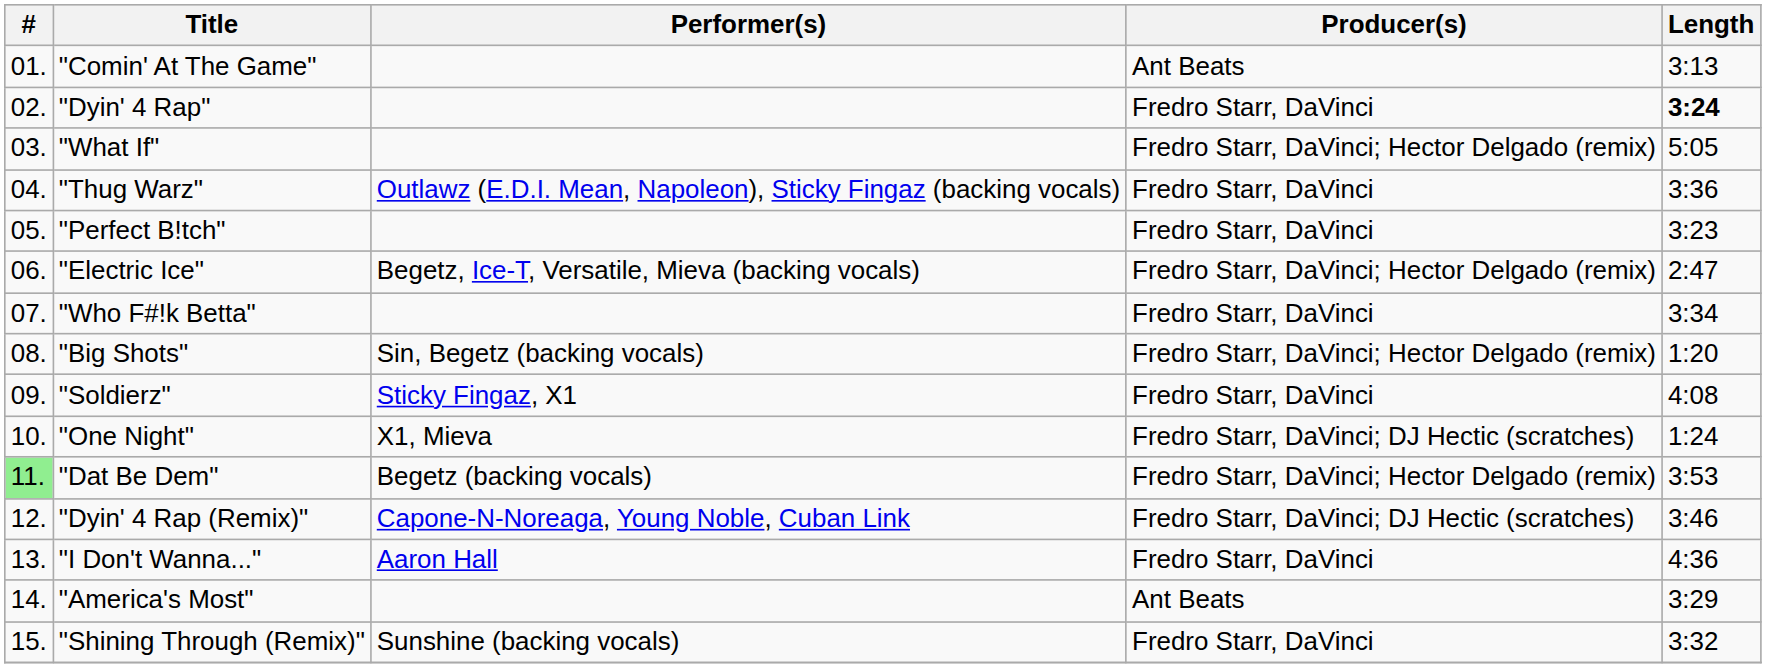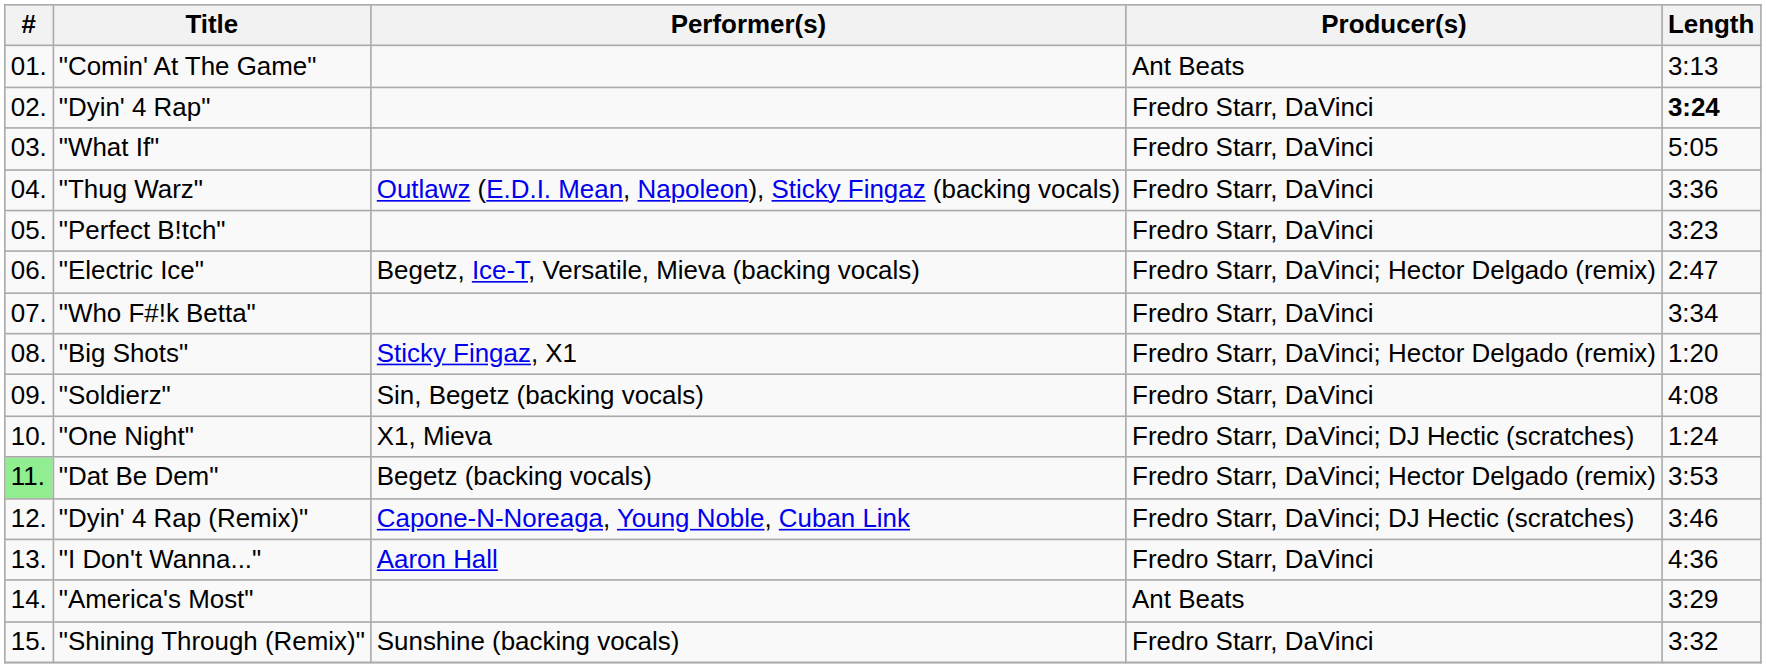(1394, 148) Fredro Starr, DaVinci; Hector Delgado (remix) -> (1253, 148) Fredro Starr, DaVinci
(540, 353) Sin, Begetz (backing vocals) -> (477, 353) Sticky Fingaz, X1
(477, 395) Sticky Fingaz, X1 -> (540, 395) Sin, Begetz (backing vocals)
